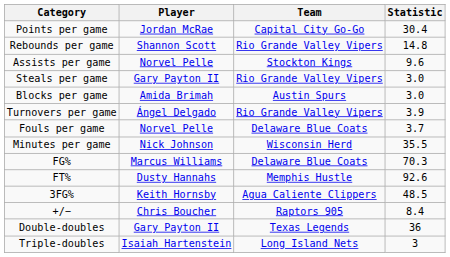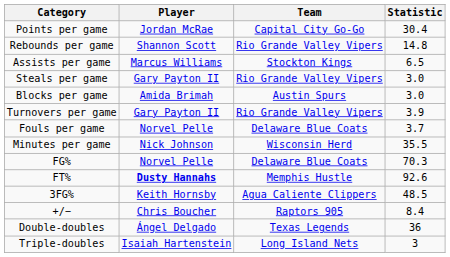(176, 62) Norvel Pelle -> (176, 62) Marcus Williams
(415, 62) 9.6 -> (415, 62) 6.5
(176, 112) Ángel Delgado -> (176, 112) Gary Payton II
(176, 161) Marcus Williams -> (176, 161) Norvel Pelle
(176, 178) normal -> (176, 178) bold
(176, 227) Gary Payton II -> (176, 227) Ángel Delgado
